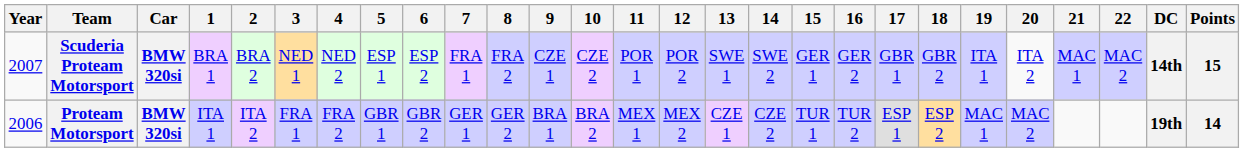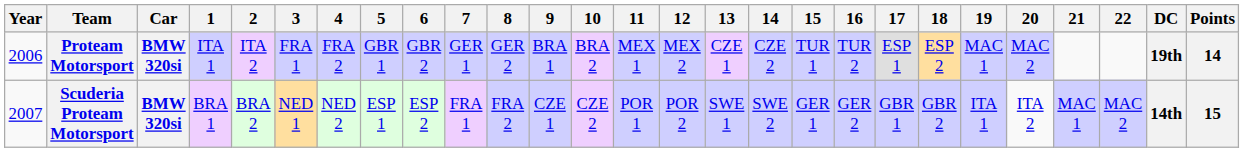rows swapped: (92, 123) <-> (92, 65)
